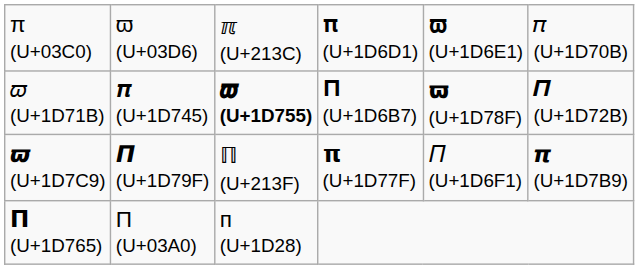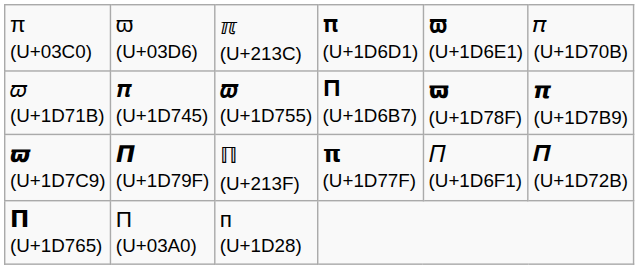(266, 102) bold -> (266, 102) normal
(581, 102) 𝜫 (U+1D72B) -> (581, 103) 𝞹 (U+1D7B9)
(581, 167) 𝞹 (U+1D7B9) -> (581, 167) 𝜫 (U+1D72B)
